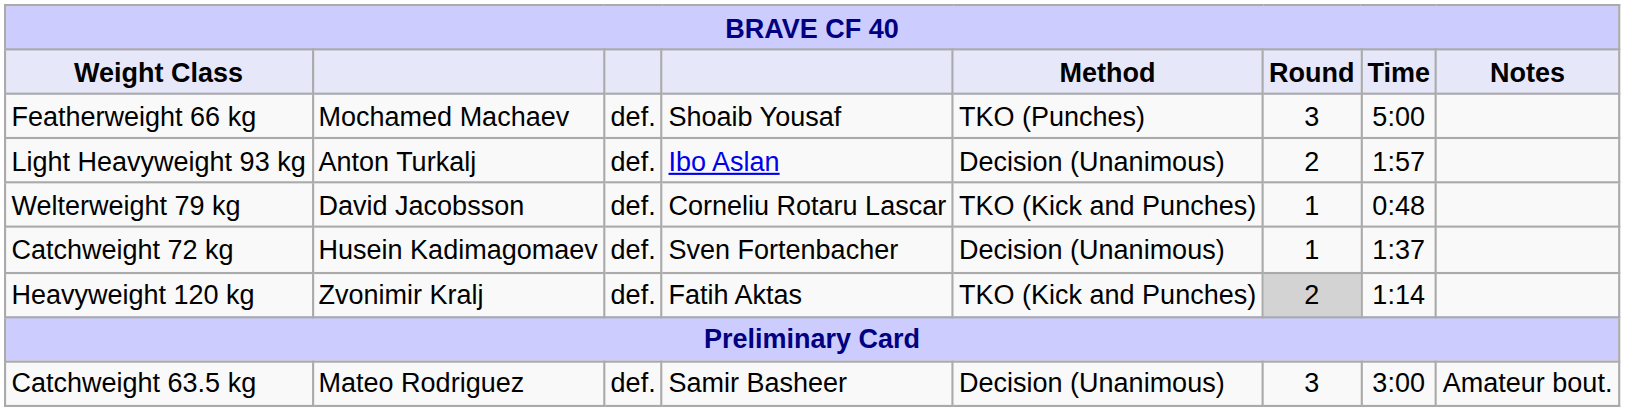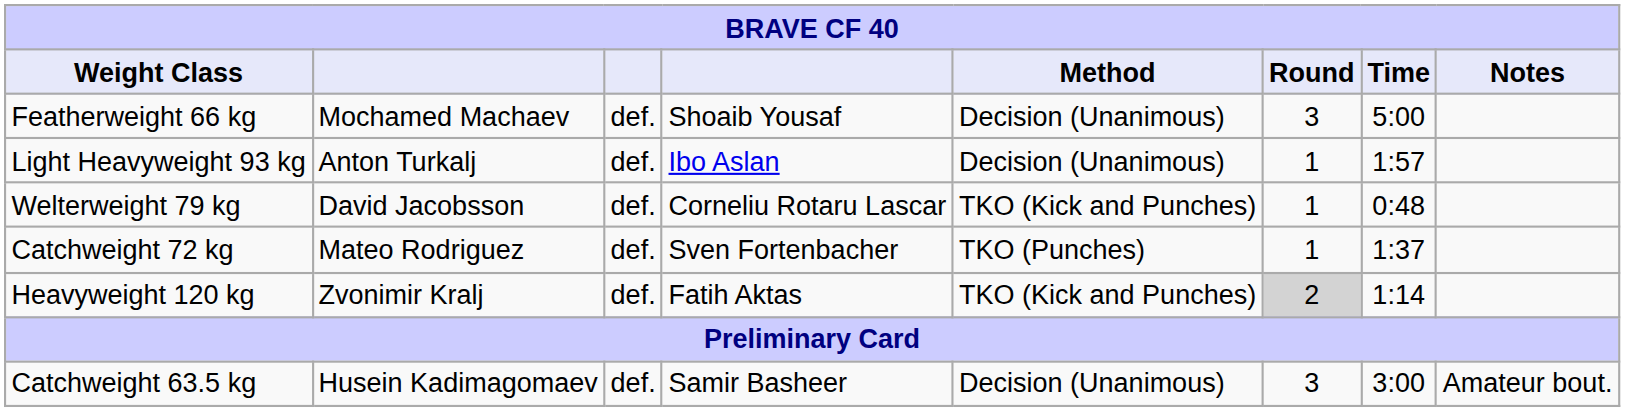(1052, 116) TKO (Punches) -> (1092, 116) Decision (Unanimous)
(1312, 161) 2 -> (1312, 161) 1
(458, 250) Husein Kadimagomaev -> (421, 250) Mateo Rodriguez
(1092, 250) Decision (Unanimous) -> (1052, 250) TKO (Punches)
(421, 383) Mateo Rodriguez -> (458, 383) Husein Kadimagomaev
